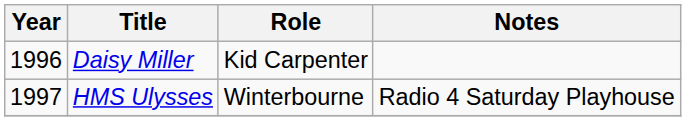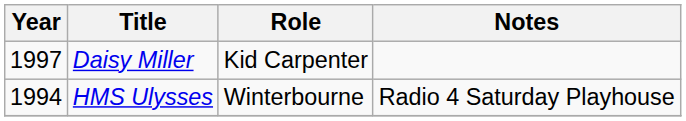(36, 60) 1996 -> (36, 60) 1997
(36, 97) 1997 -> (36, 97) 1994
